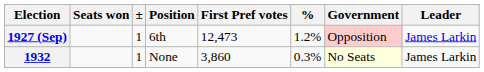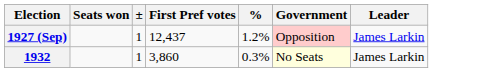- column: (172, 15)
(219, 36) 12,473 -> (167, 36) 12,437
